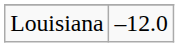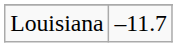(141, 23) –12.0 -> (141, 23) –11.7
